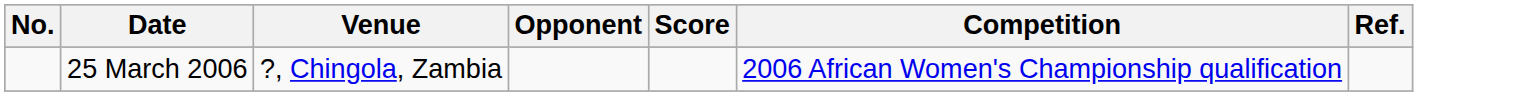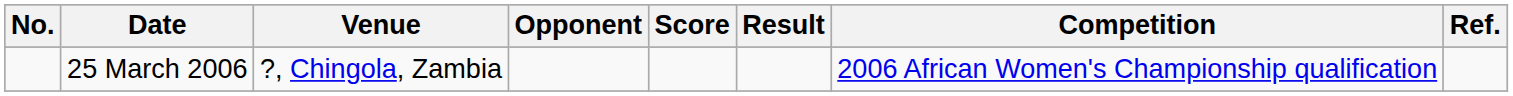+ column: (784, 25)
